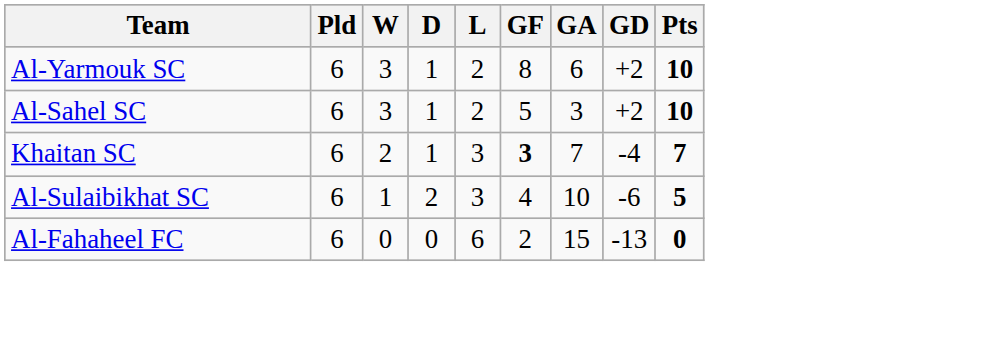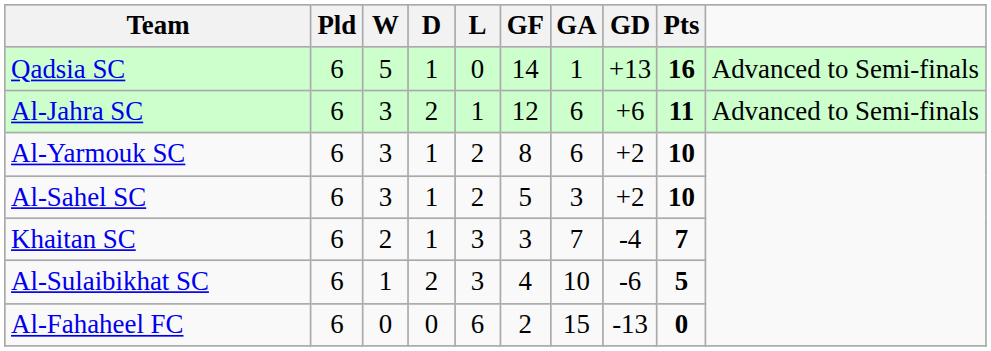+ row: (68, 68)
+ row: (77, 111)
(525, 153) bold -> (525, 238) normal
